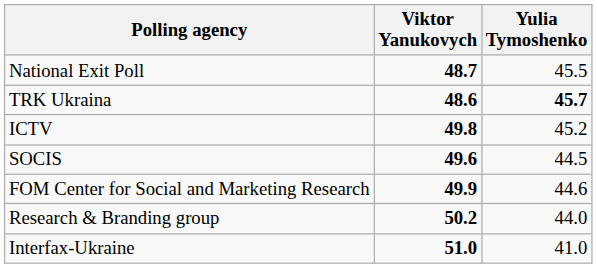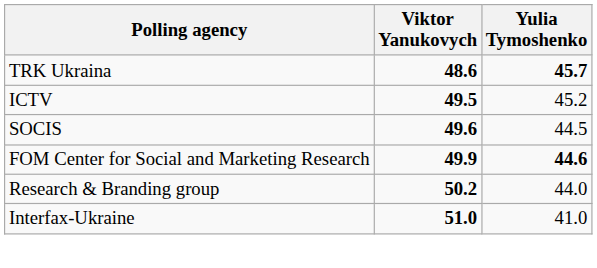- row: (76, 70)
(461, 129) 49.8 -> (461, 99) 49.5
(571, 188) normal -> (571, 159) bold
